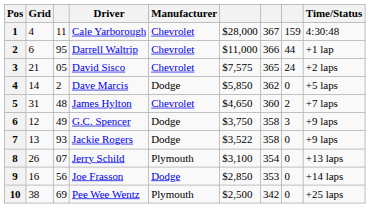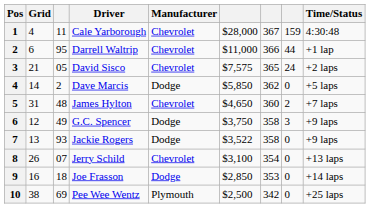(172, 158) Plymouth -> (173, 158) Chevrolet
(61, 176) 56 -> (61, 176) 18
